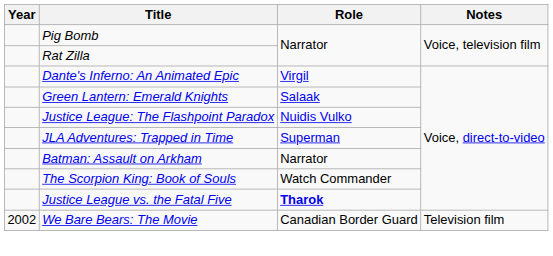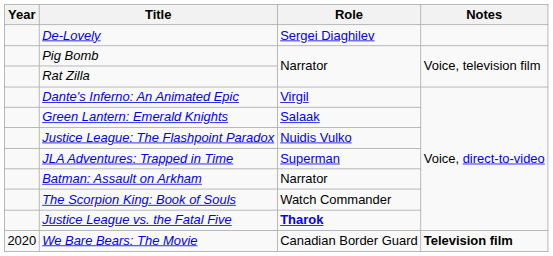+ row: (71, 35)
(22, 220) 2002 -> (22, 240) 2020
(464, 220) normal -> (468, 240) bold
